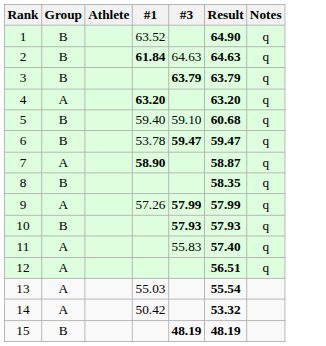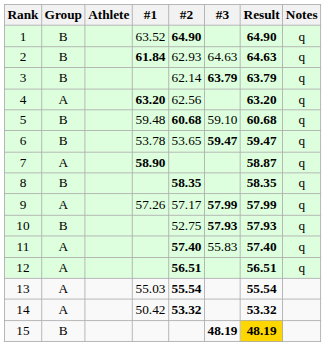+ column: (186, 15)
(150, 120) 59.40 -> (150, 120) 59.48
(226, 330) no background -> (262, 330) gold background
